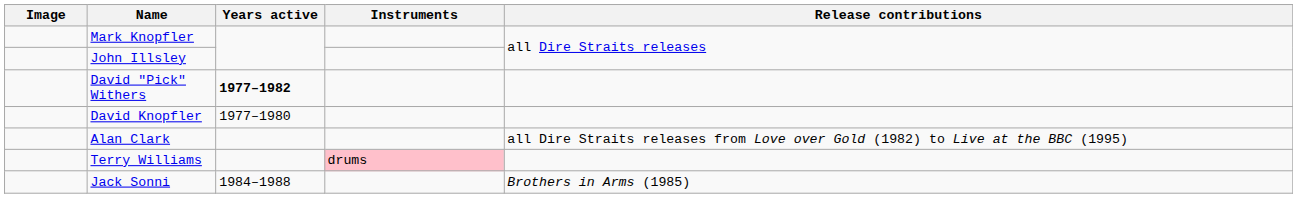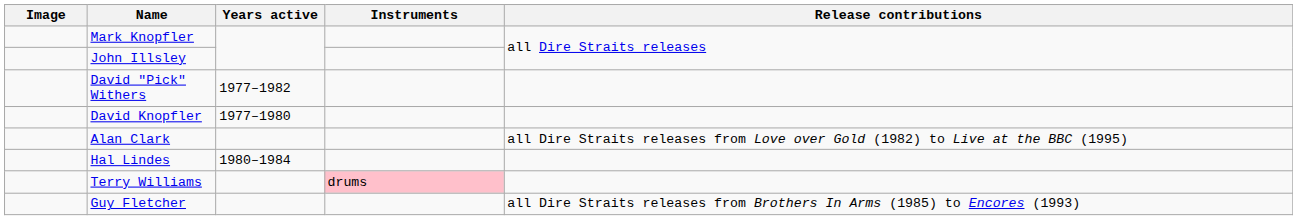(255, 88) bold -> (255, 88) normal
+ row: (130, 160)
+ row: (138, 204)
- row: (130, 182)
